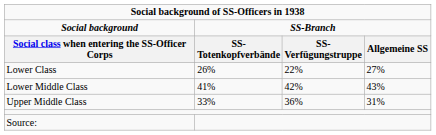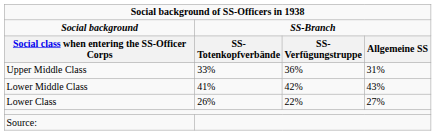rows swapped: (32, 70) <-> (47, 102)
